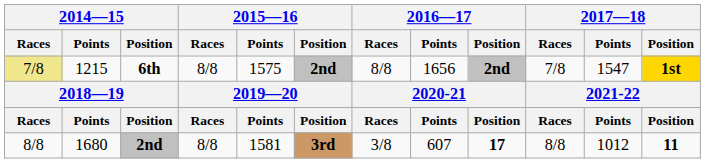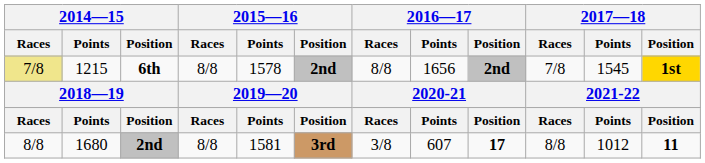(265, 68) 1575 -> (265, 68) 1578
(613, 68) 1547 -> (613, 68) 1545
